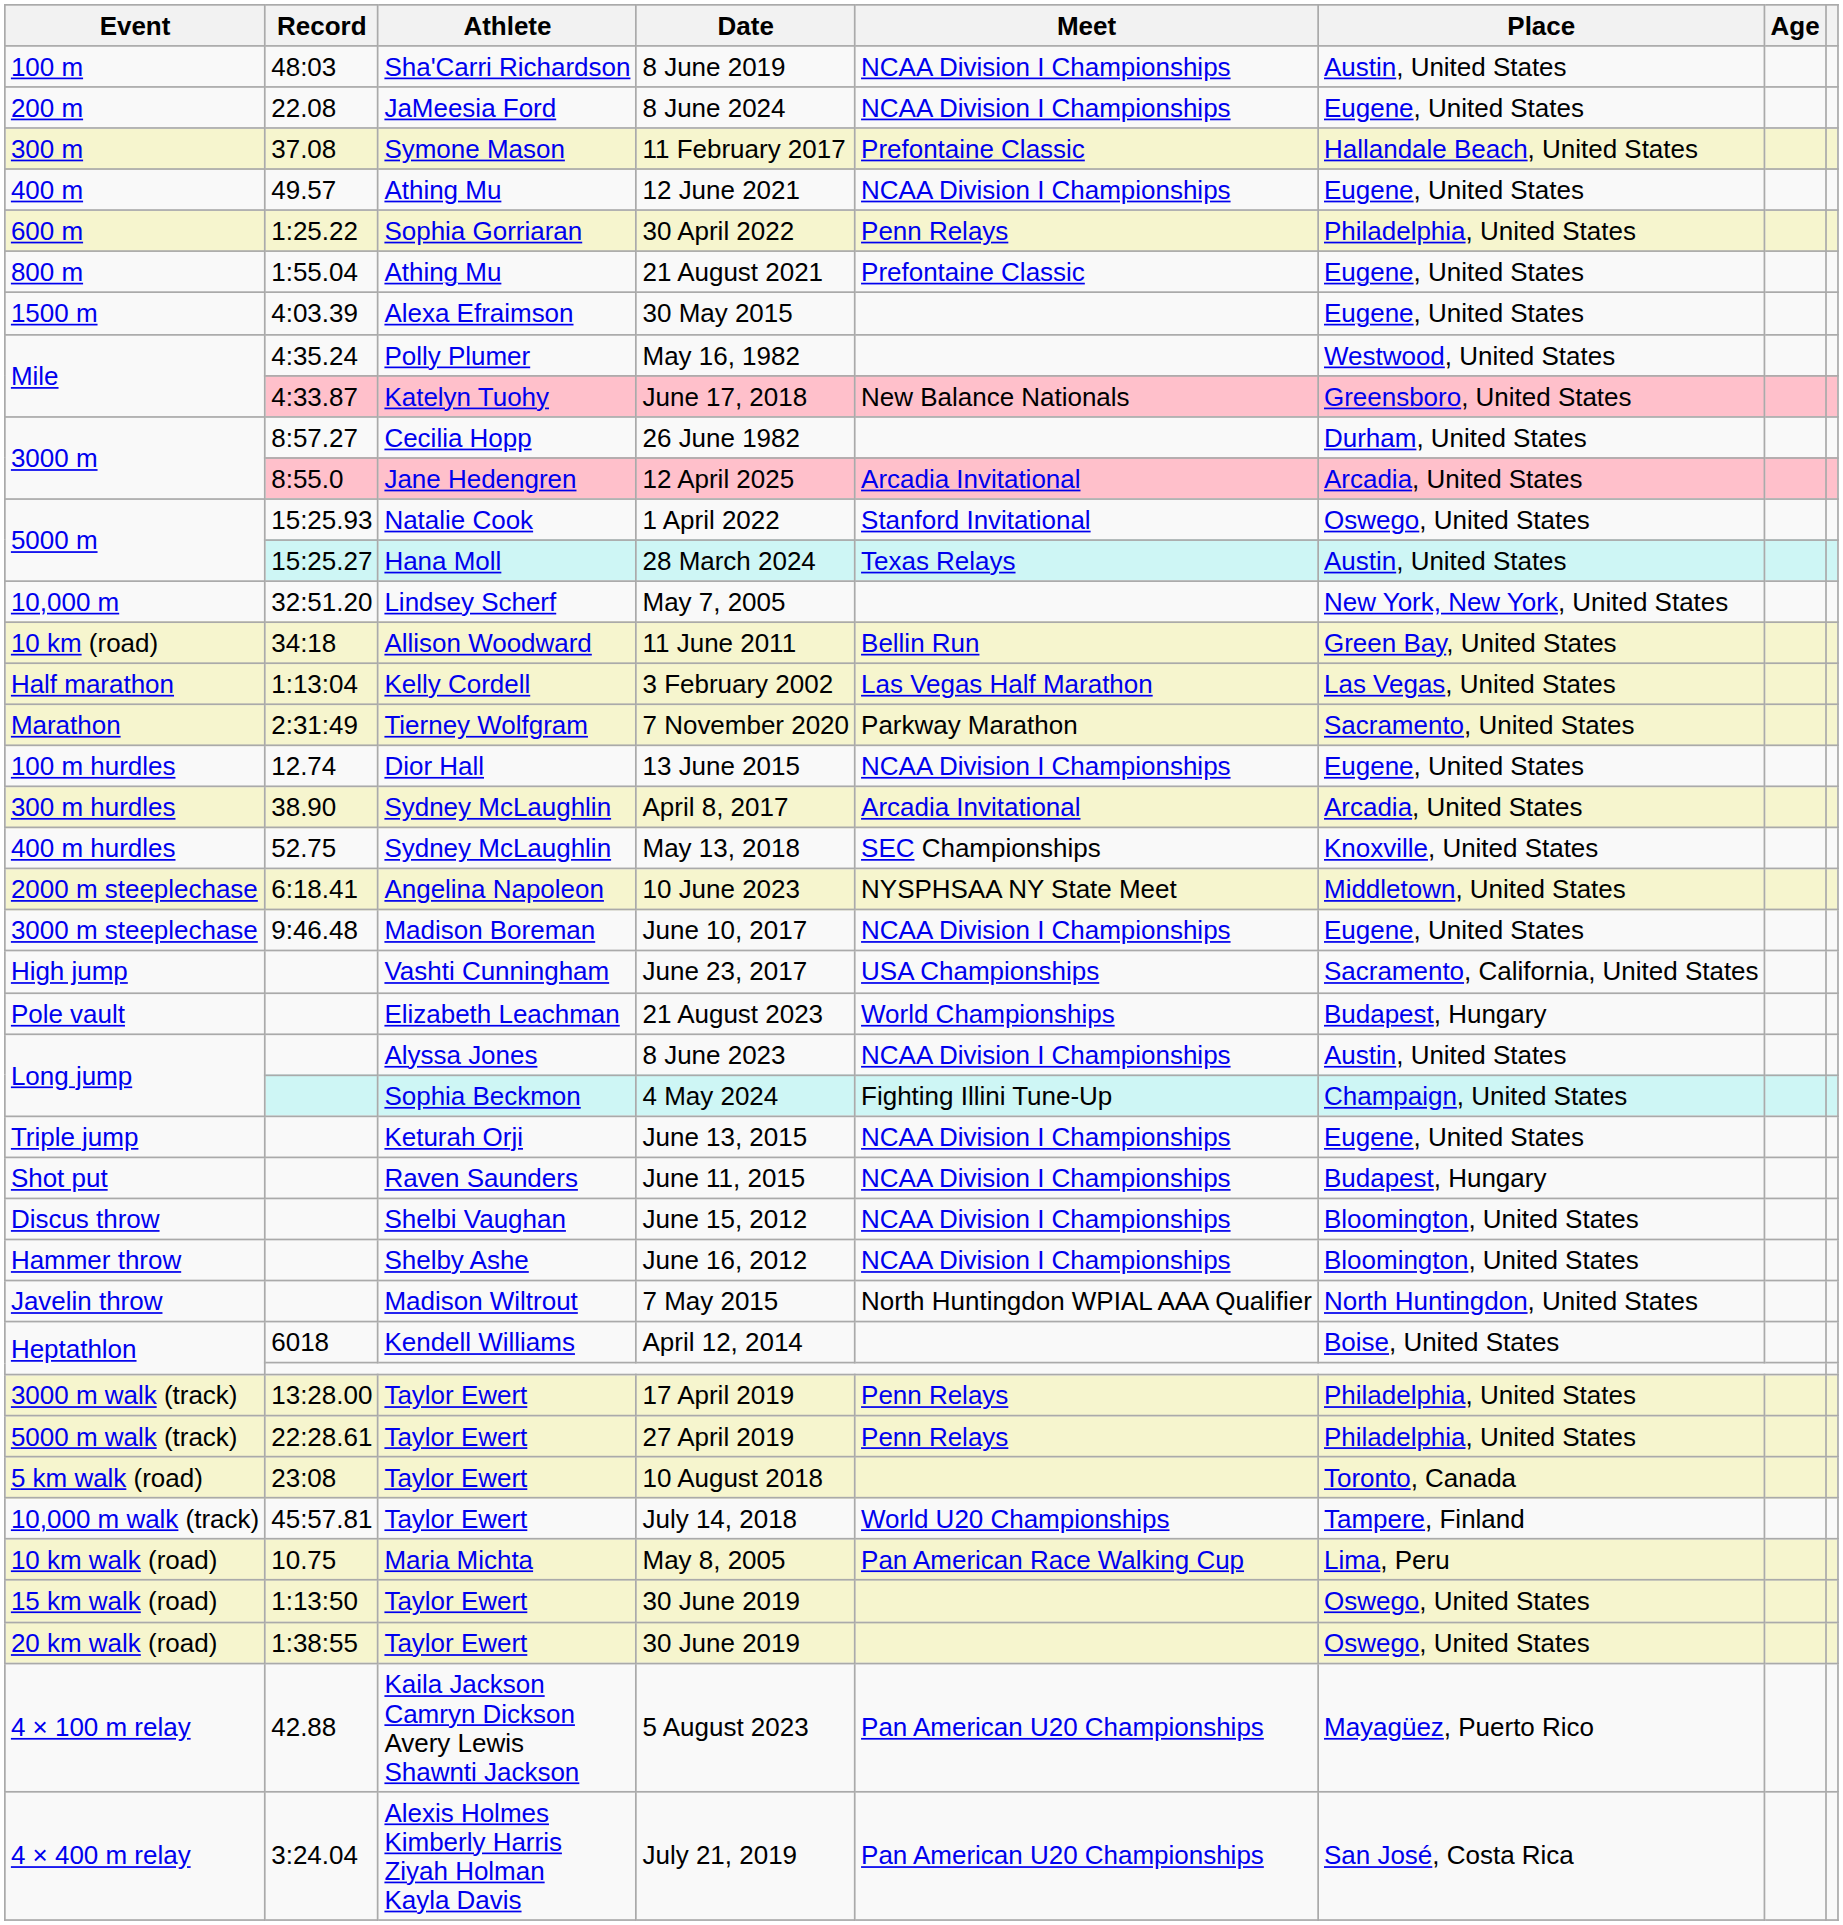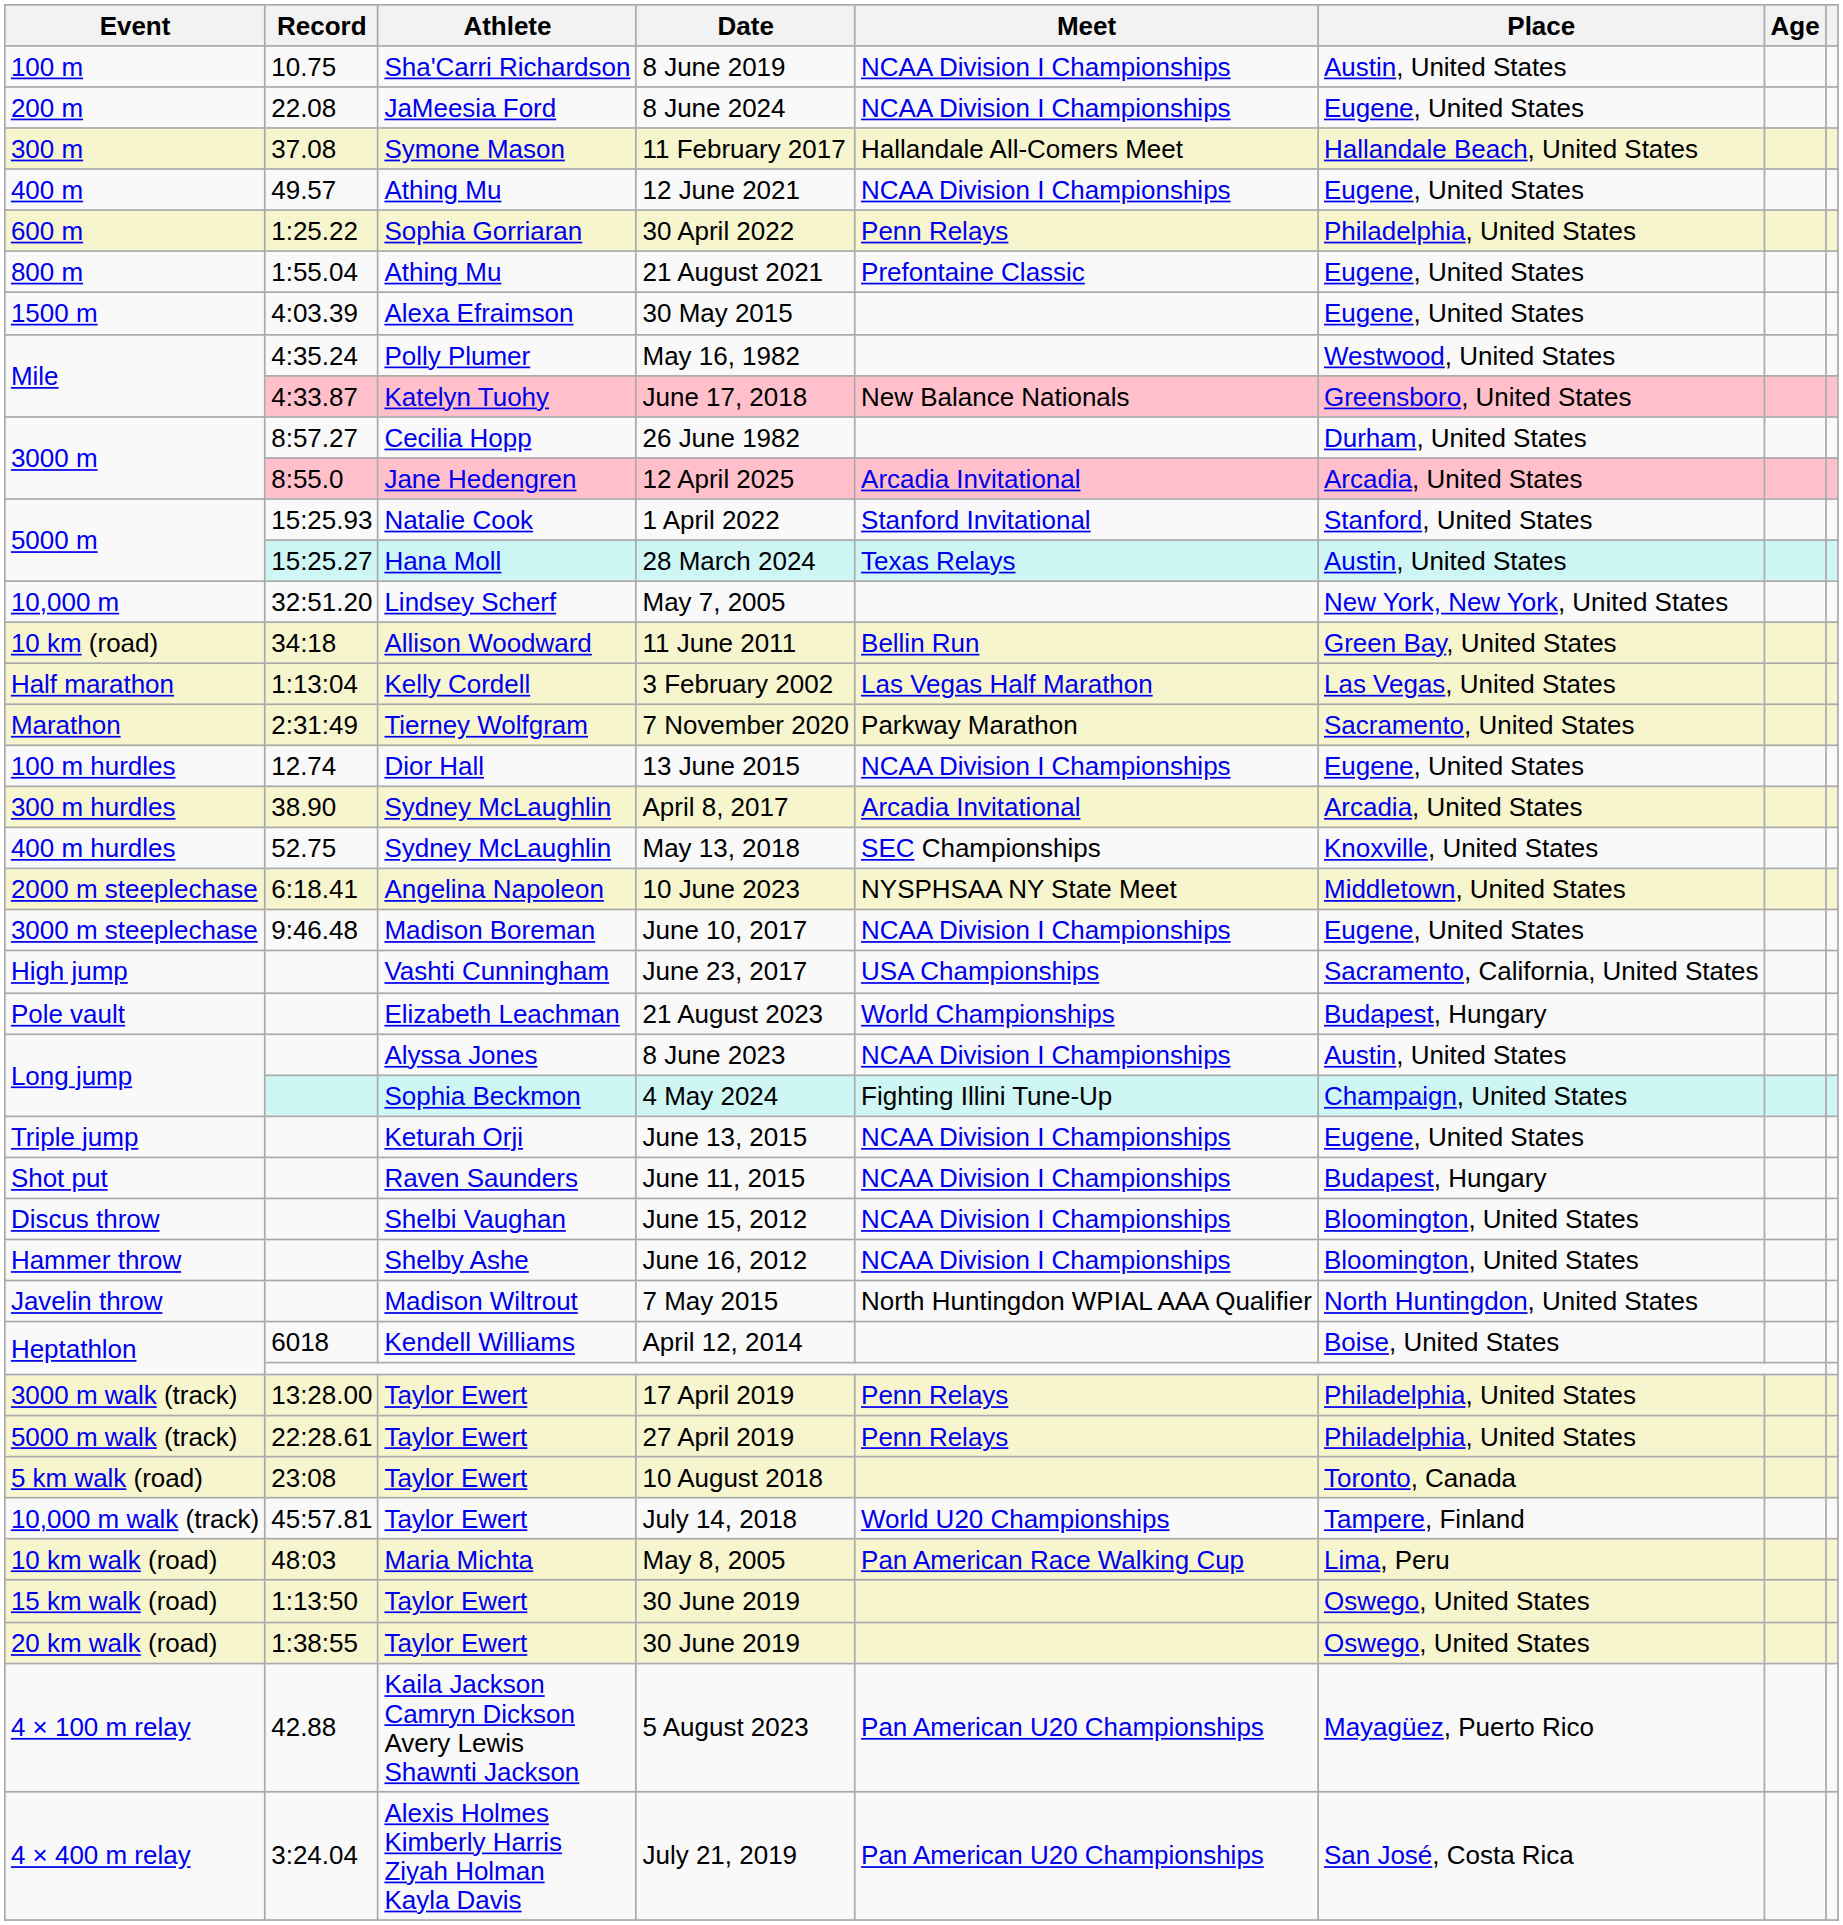(304, 67) 48:03 -> (304, 67) 10.75
(973, 149) Prefontaine Classic -> (1022, 149) Hallandale All-Comers Meet
(1457, 519) Oswego, United States -> (1458, 519) Stanford, United States
(304, 1560) 10.75 -> (304, 1560) 48:03
